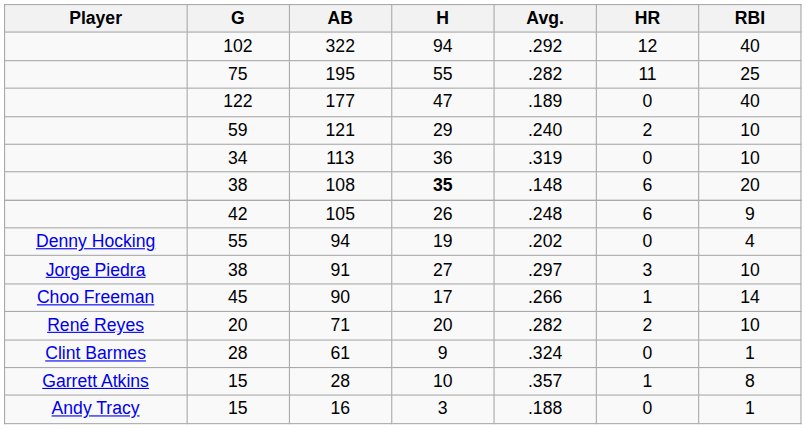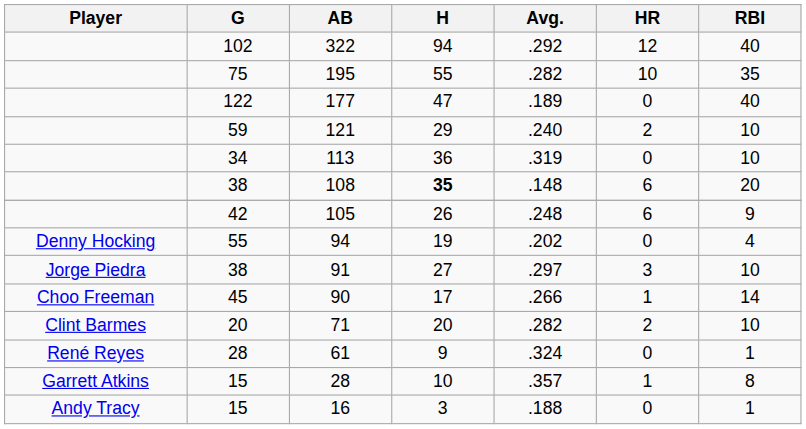(648, 74) 11 -> (648, 74) 10
(750, 74) 25 -> (750, 74) 35
(96, 325) René Reyes -> (96, 325) Clint Barmes
(96, 353) Clint Barmes -> (96, 353) René Reyes
